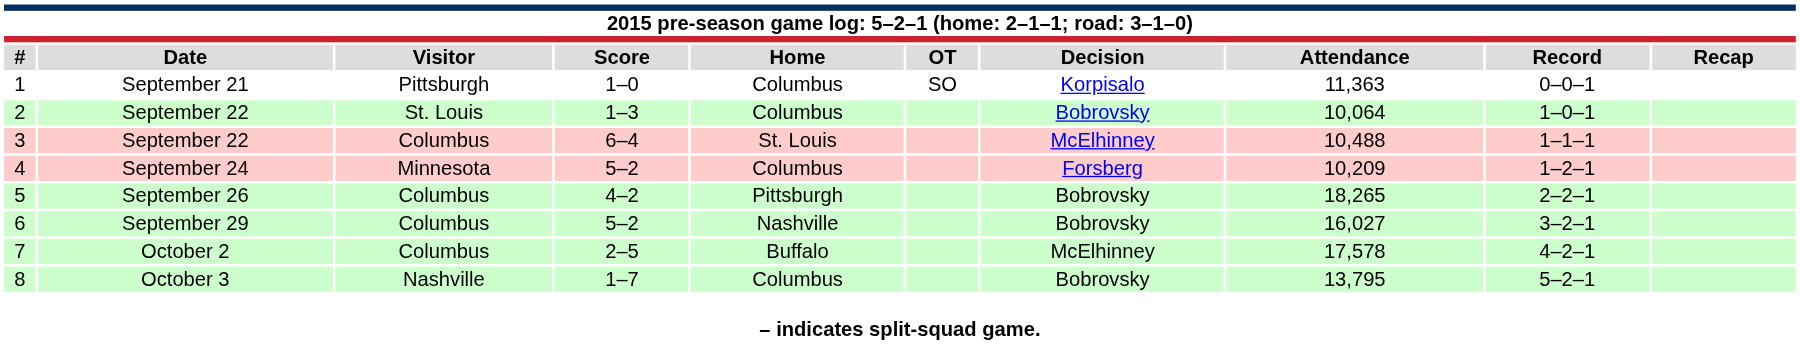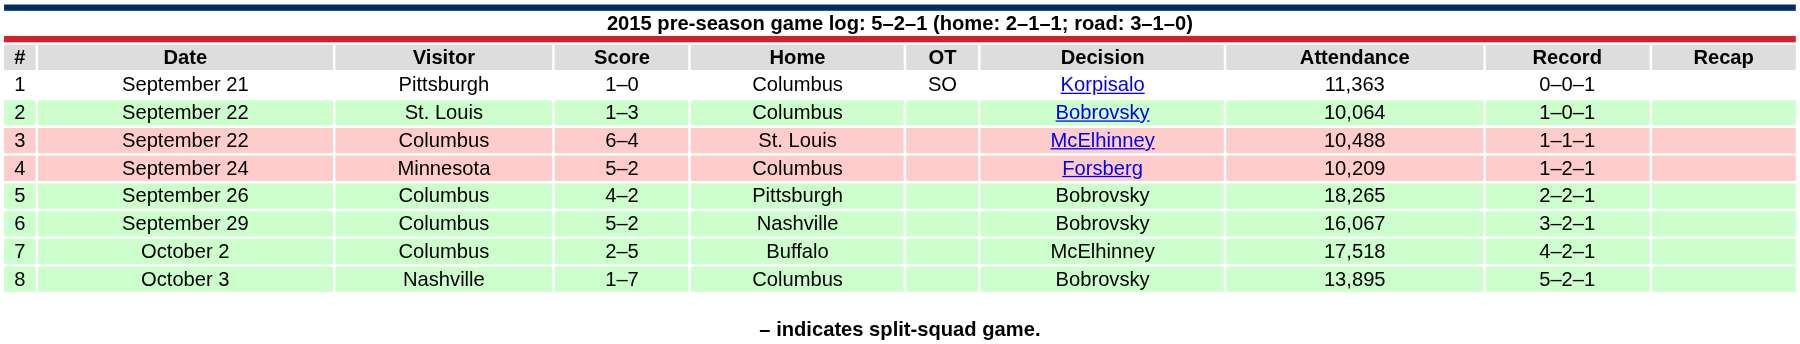(1355, 223) 16,027 -> (1355, 223) 16,067
(1355, 251) 17,578 -> (1355, 251) 17,518
(1355, 279) 13,795 -> (1355, 279) 13,895
